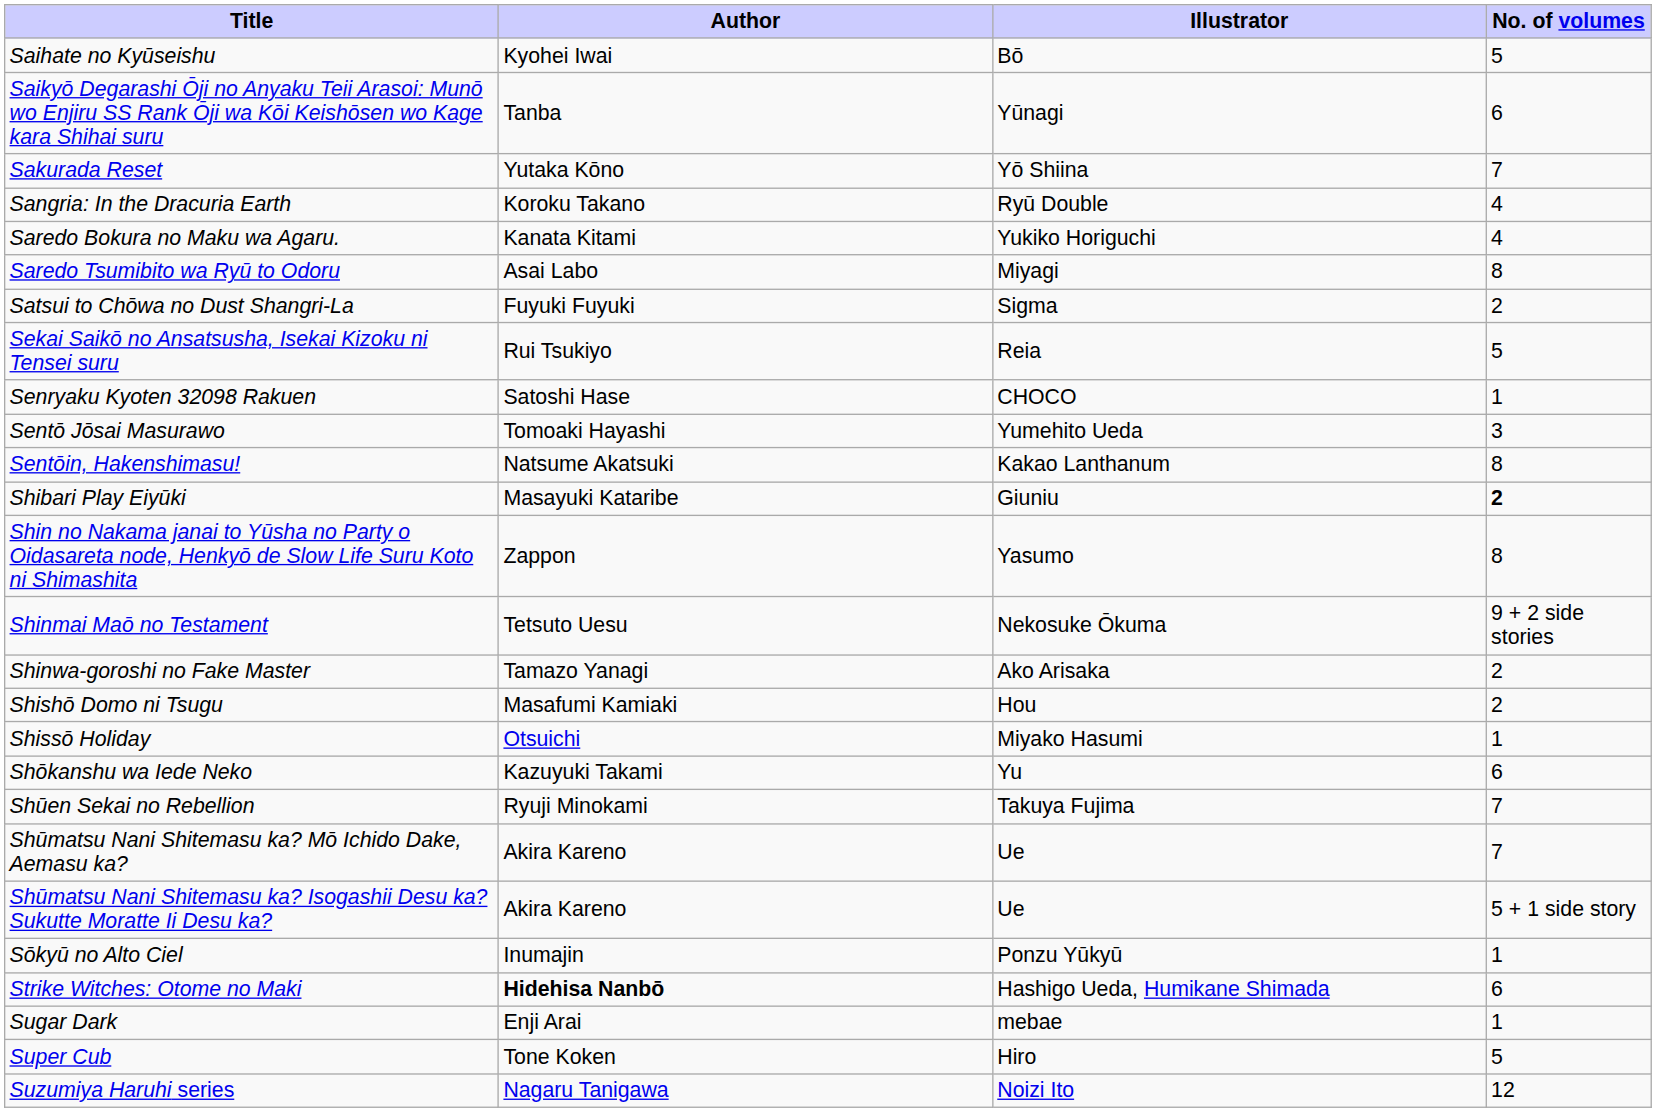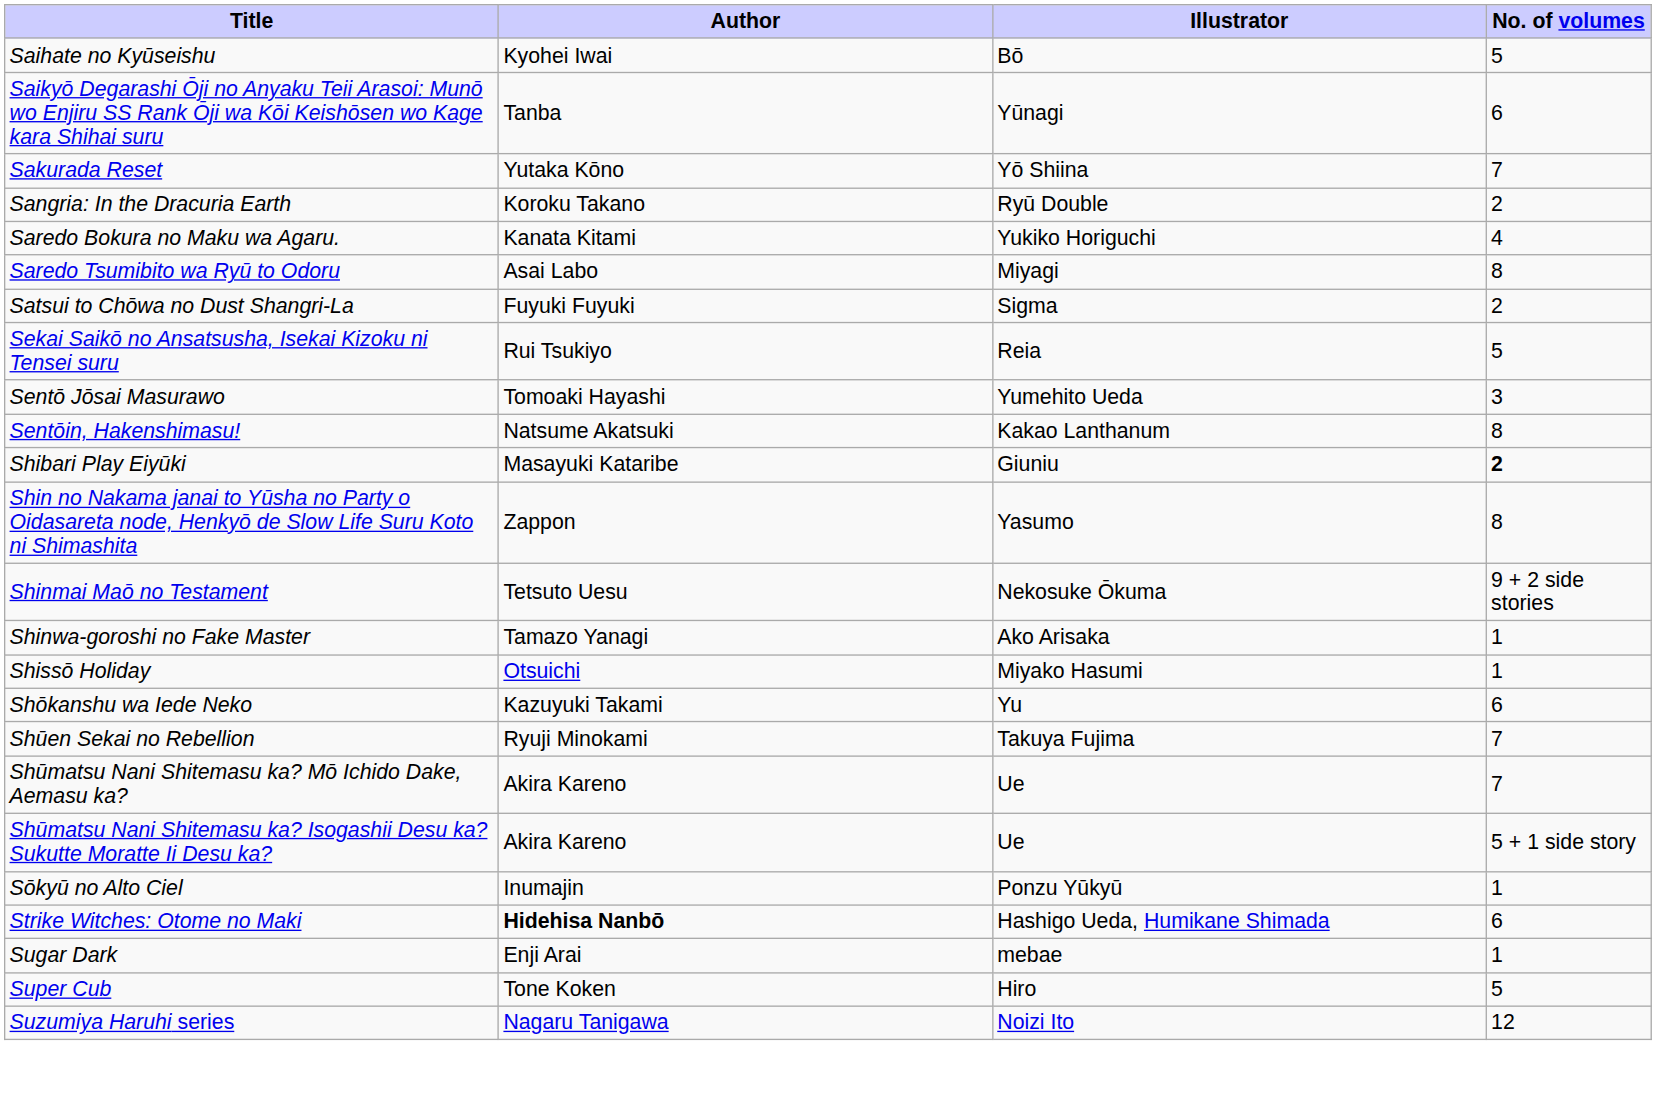(1497, 204) 4 -> (1497, 204) 2
- row: (163, 396)
(1497, 671) 2 -> (1497, 637) 1
- row: (116, 704)
